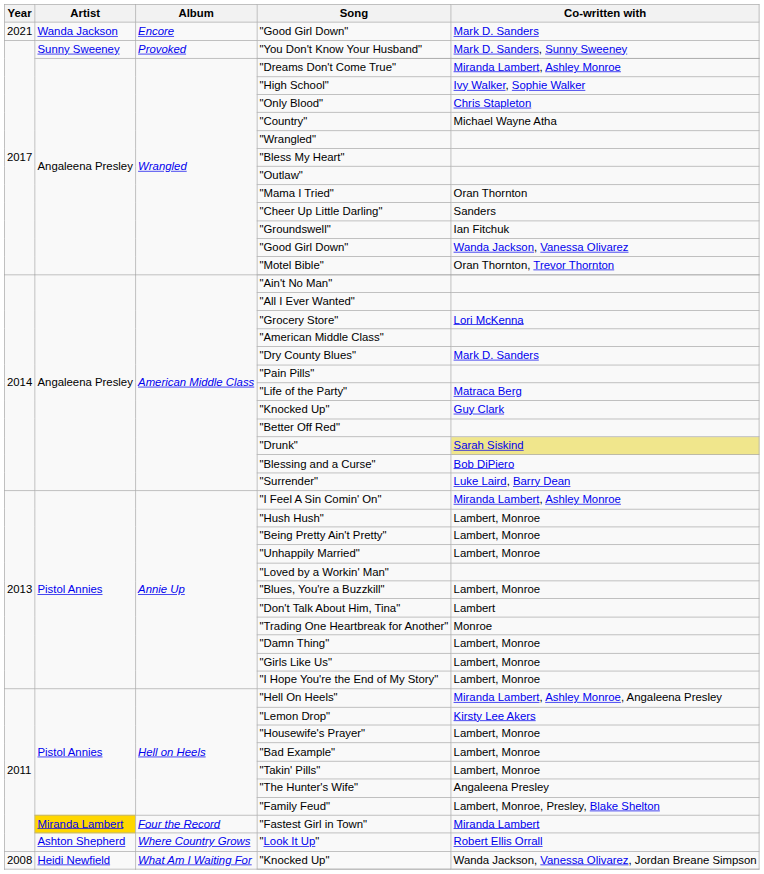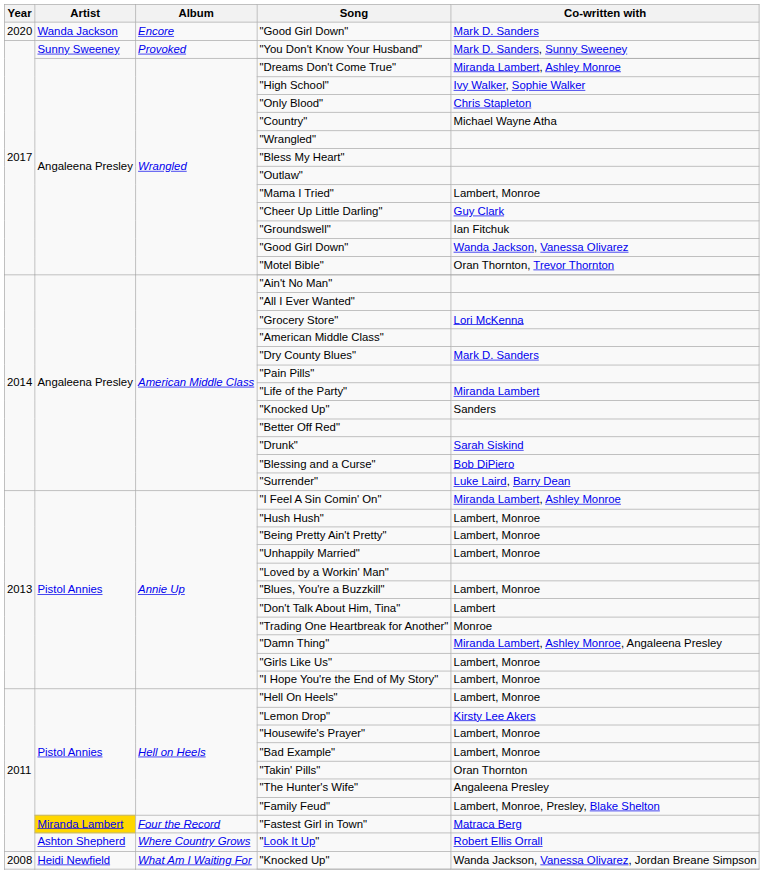(20, 31) 2021 -> (20, 31) 2020
(490, 193) Oran Thornton -> (497, 193) Lambert, Monroe
(475, 211) Sanders -> (479, 211) Guy Clark
(488, 391) Matraca Berg -> (497, 391) Miranda Lambert
(479, 409) Guy Clark -> (475, 409) Sanders
(489, 445) khaki background -> (489, 445) no background
(497, 644) Lambert, Monroe -> (588, 644) Miranda Lambert, Ashley Monroe, Angaleena Presley
(588, 698) Miranda Lambert, Ashley Monroe, Angaleena Presley -> (497, 698) Lambert, Monroe
(497, 770) Lambert, Monroe -> (490, 770) Oran Thornton
(497, 824) Miranda Lambert -> (488, 824) Matraca Berg
